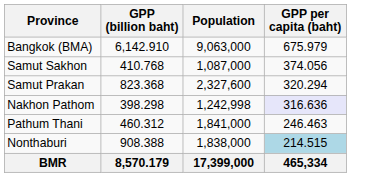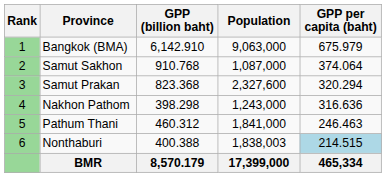+ column: (22, 20)
(142, 66) 410.768 -> (177, 66) 910.768
(305, 66) 374.056 -> (341, 66) 374.064
(224, 104) 1,242,998 -> (259, 104) 1,243,000
(305, 104) lavender background -> (341, 104) no background
(142, 143) 908.388 -> (177, 143) 400.388
(224, 143) 1,838,000 -> (259, 143) 1,838,003
